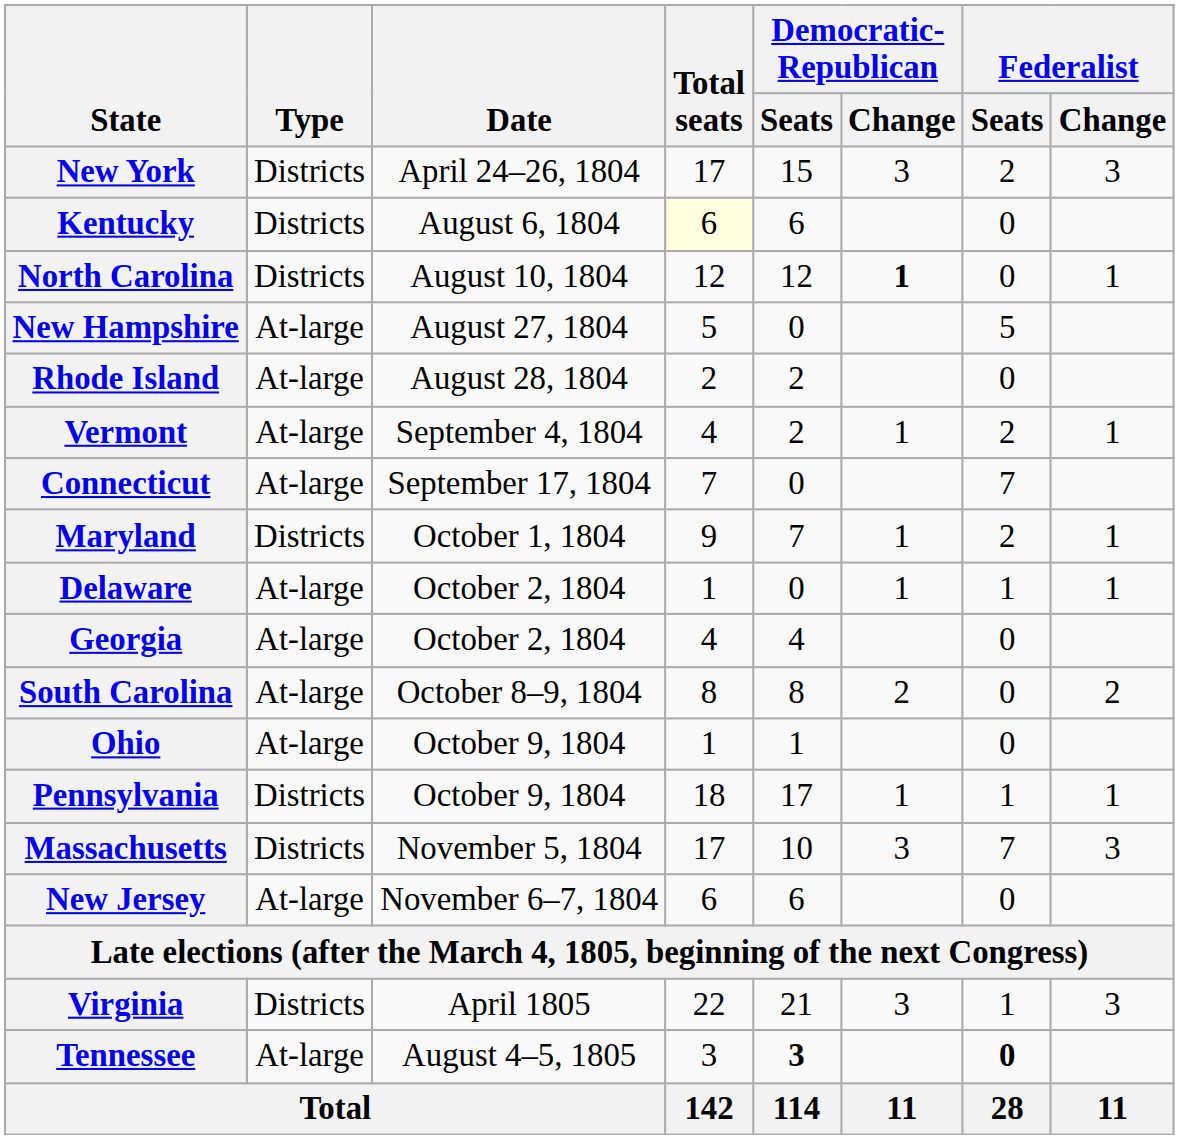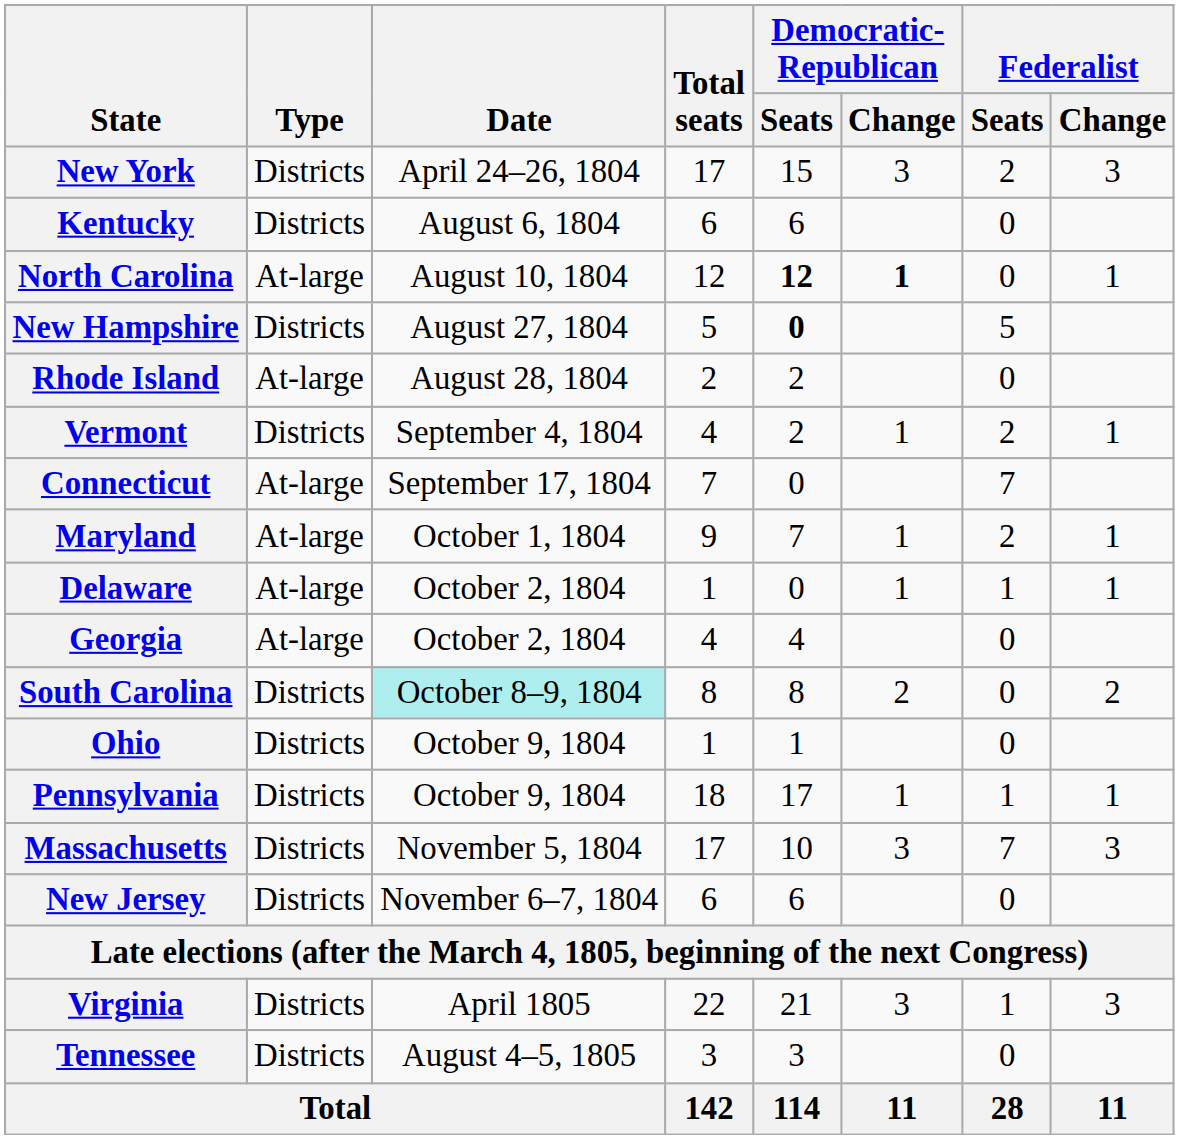(709, 223) lightyellow background -> (709, 223) no background
(310, 275) Districts -> (310, 275) At-large
(796, 275) normal -> (796, 275) bold
(310, 327) At-large -> (310, 327) Districts
(796, 327) normal -> (796, 327) bold
(310, 431) At-large -> (310, 431) Districts
(310, 535) Districts -> (310, 535) At-large
(310, 691) At-large -> (310, 691) Districts
(519, 691) no background -> (519, 691) paleturquoise background
(310, 743) At-large -> (310, 743) Districts
(310, 899) At-large -> (310, 899) Districts
(310, 1055) At-large -> (310, 1055) Districts
(796, 1055) bold -> (796, 1055) normal
(1007, 1055) bold -> (1007, 1055) normal
